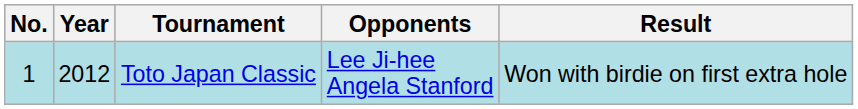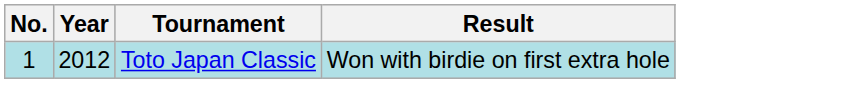- column: (410, 23)
